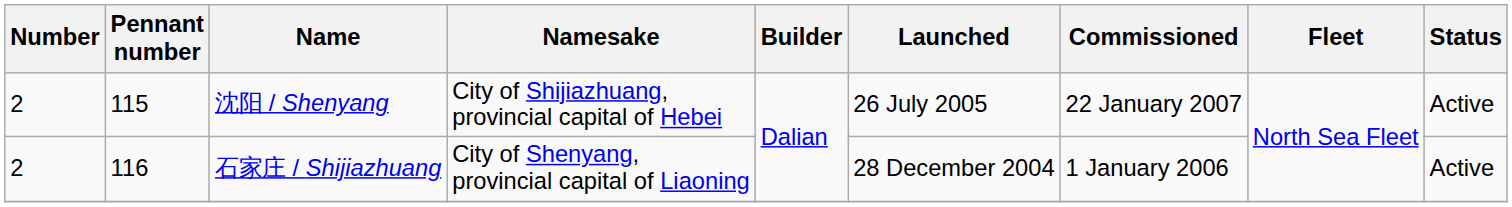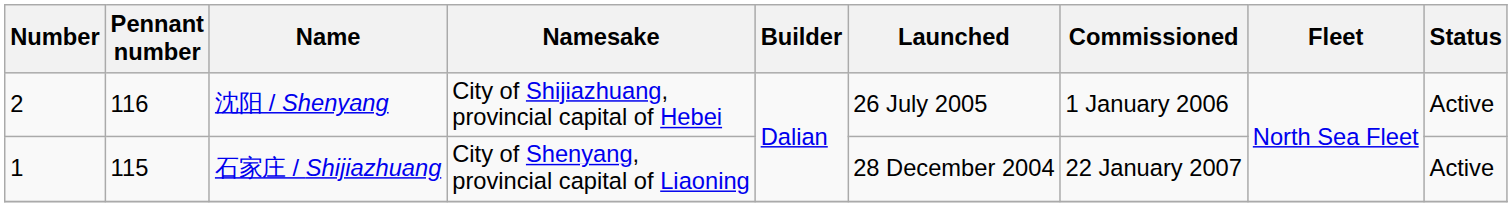(129, 104) 115 -> (129, 104) 116
(1154, 104) 22 January 2007 -> (1147, 104) 1 January 2006
(17, 168) 2 -> (17, 168) 1
(129, 168) 116 -> (129, 168) 115
(1147, 168) 1 January 2006 -> (1154, 168) 22 January 2007
